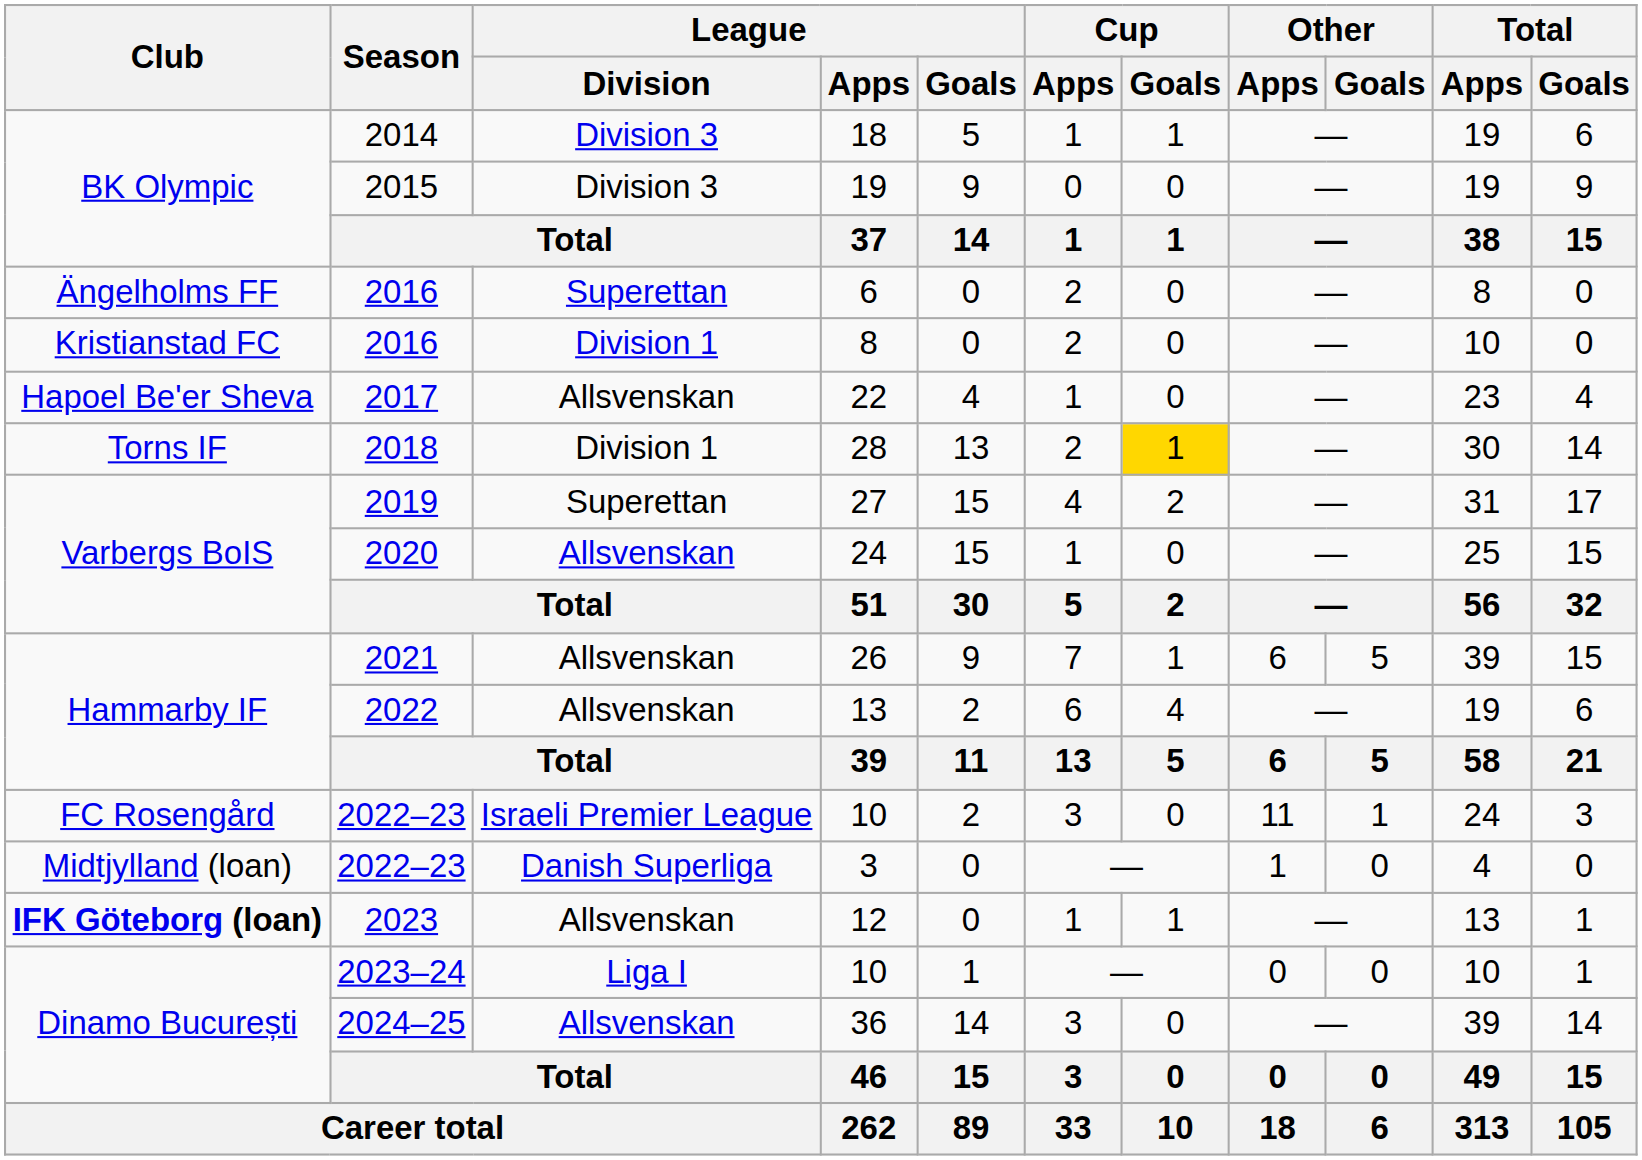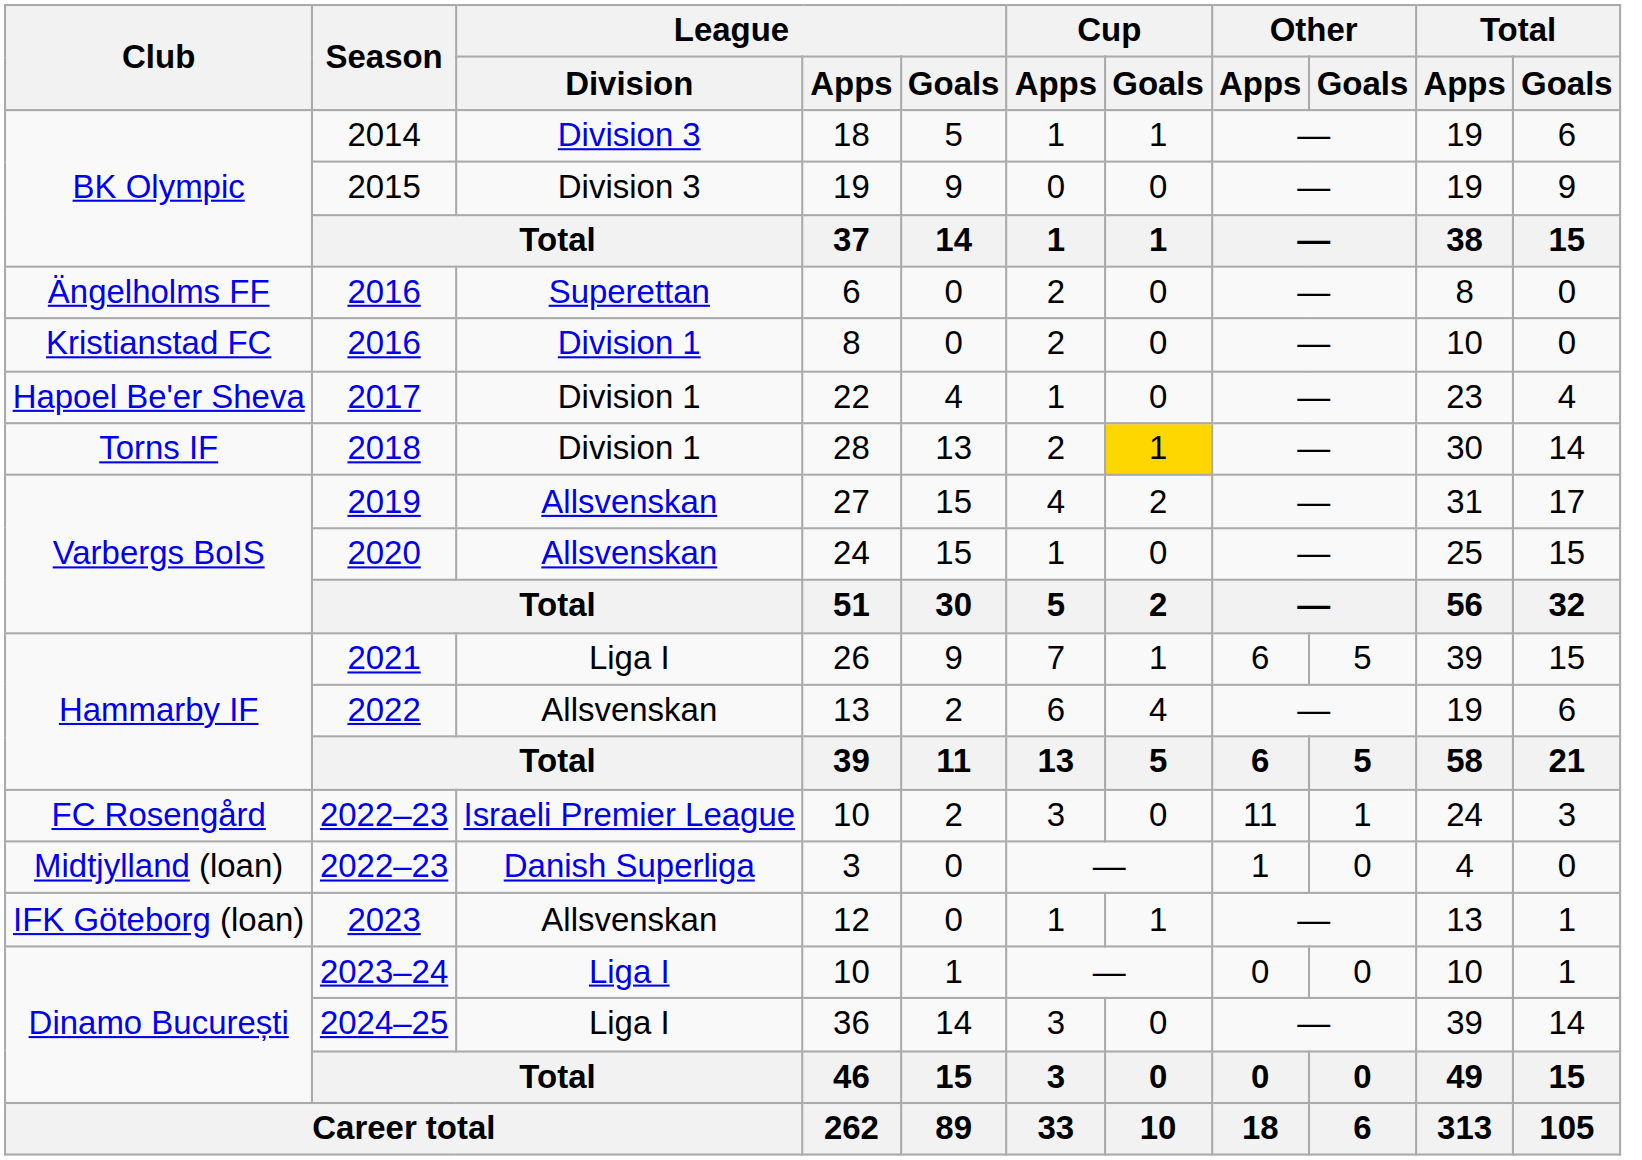(647, 396) Allsvenskan -> (629, 396) Division 1
(647, 501) Superettan -> (629, 501) Allsvenskan
(647, 657) Allsvenskan -> (629, 657) Liga I
(167, 919) bold -> (159, 919) normal
(647, 1023) Allsvenskan -> (629, 1023) Liga I
